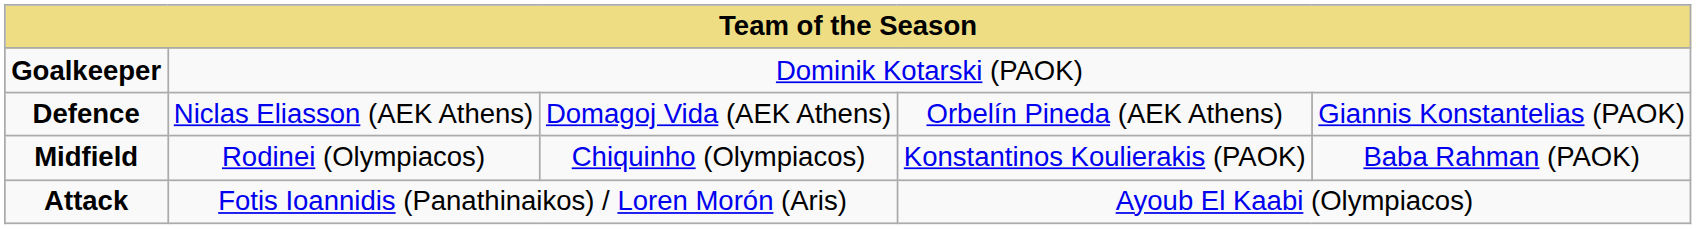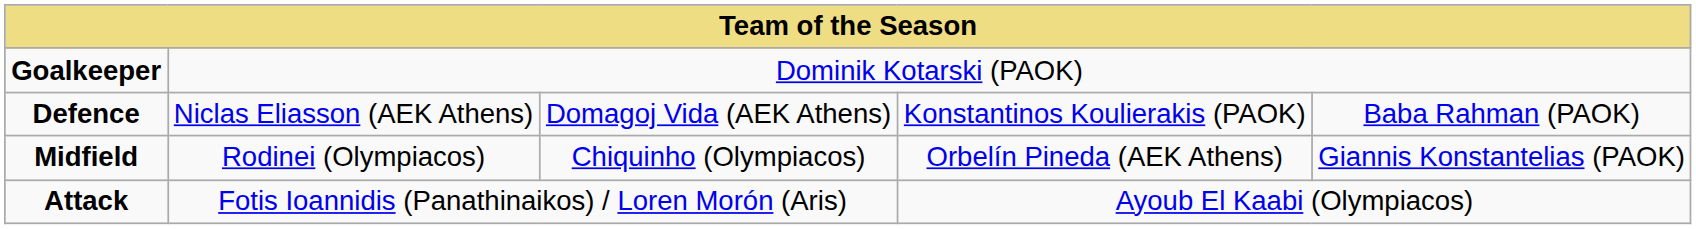(1105, 113) Orbelín Pineda (AEK Athens) -> (1105, 113) Konstantinos Koulierakis (PAOK)
(1502, 113) Giannis Konstantelias (PAOK) -> (1502, 113) Baba Rahman (PAOK)
(1105, 157) Konstantinos Koulierakis (PAOK) -> (1105, 157) Orbelín Pineda (AEK Athens)
(1502, 157) Baba Rahman (PAOK) -> (1502, 157) Giannis Konstantelias (PAOK)
